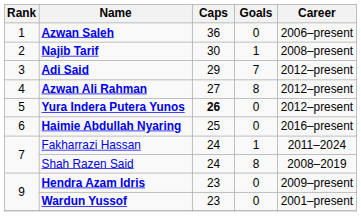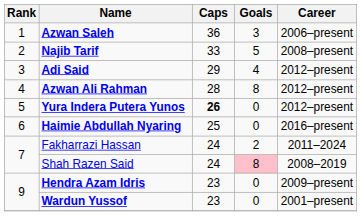(256, 32) 0 -> (256, 32) 3
(213, 51) 30 -> (213, 51) 33
(256, 51) 1 -> (256, 51) 5
(256, 70) 7 -> (256, 70) 4
(213, 88) 27 -> (213, 88) 28
(256, 145) 1 -> (256, 145) 2
(256, 164) no background -> (256, 164) pink background
